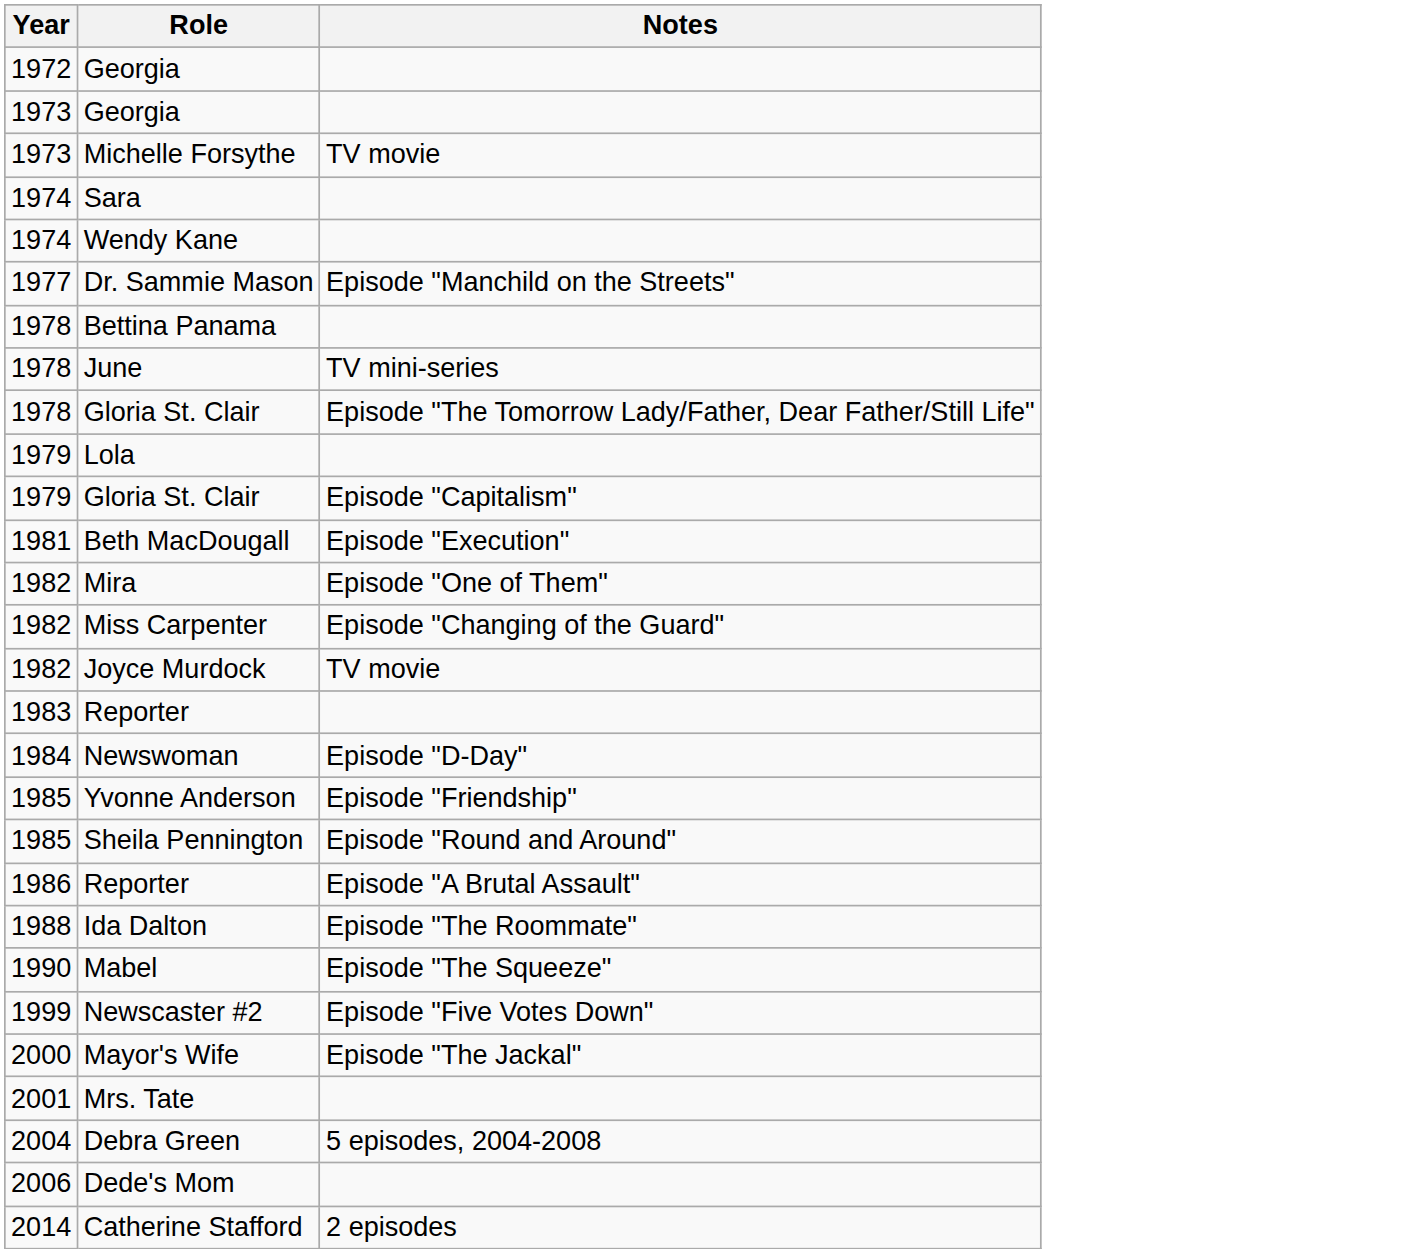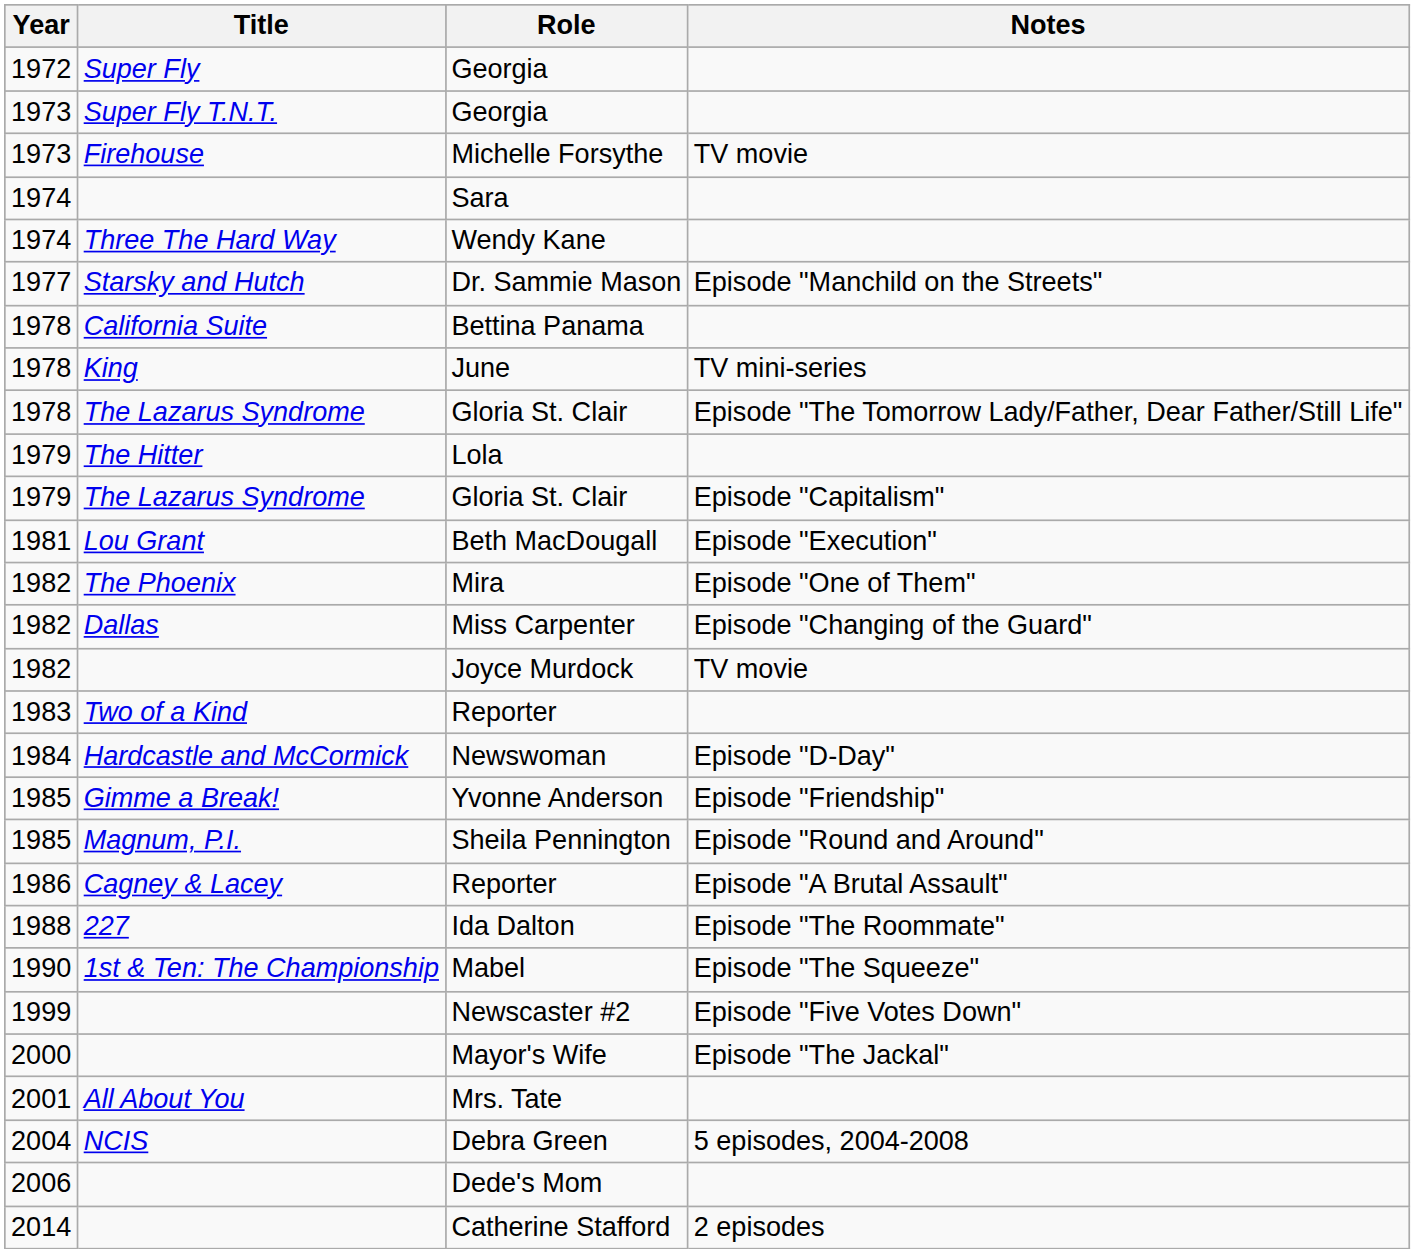+ column: (261, 25)
